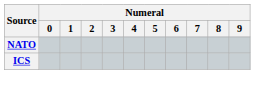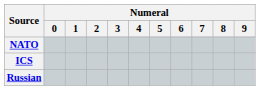+ row: (24, 77)
